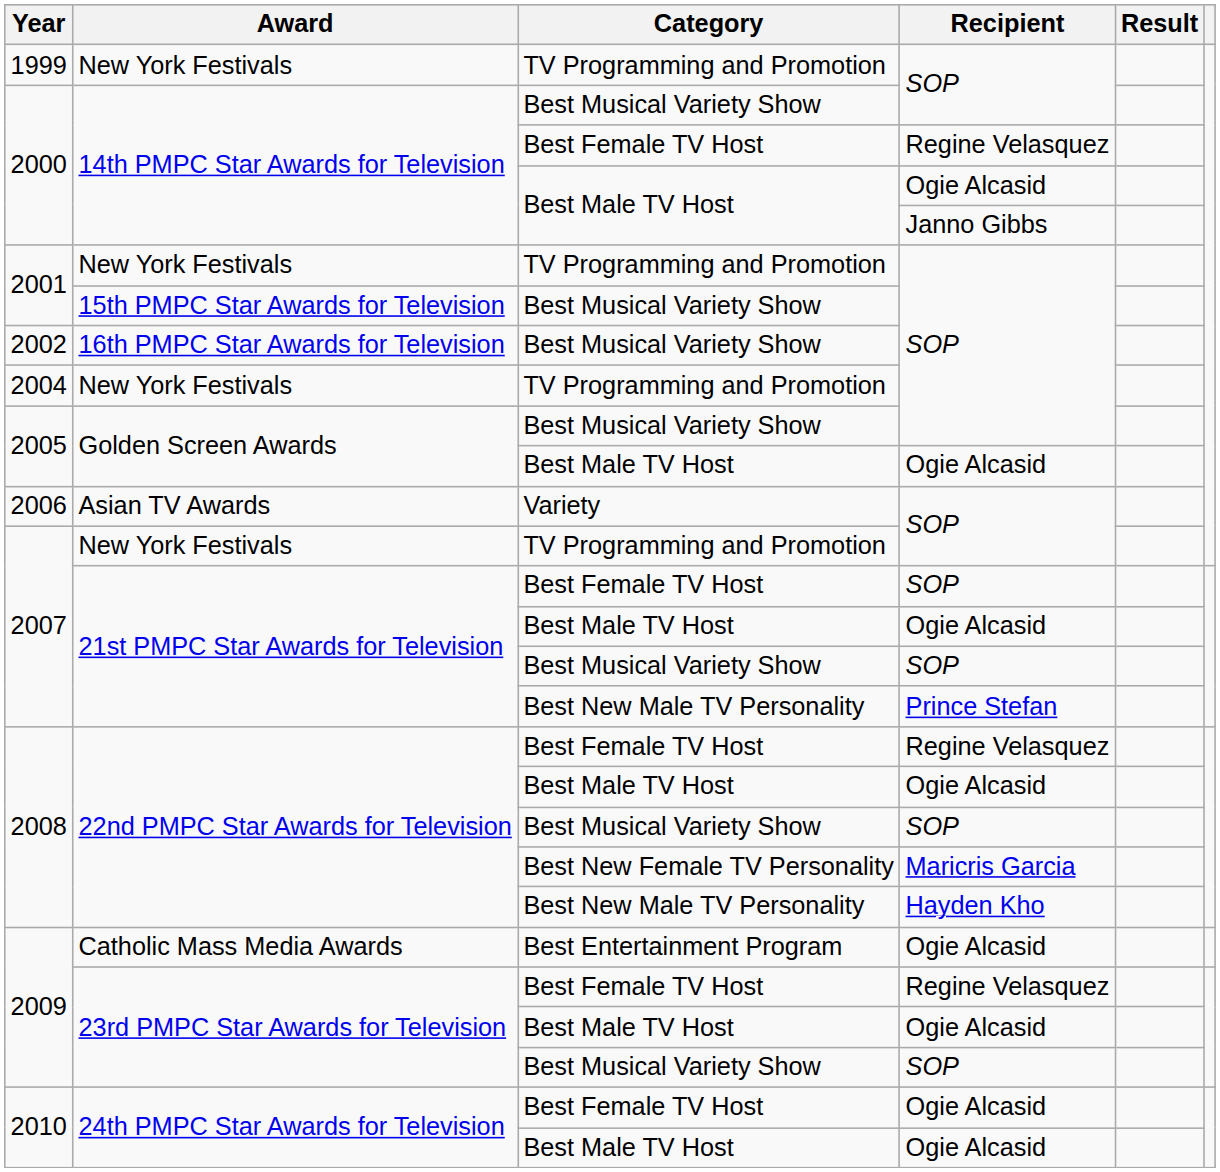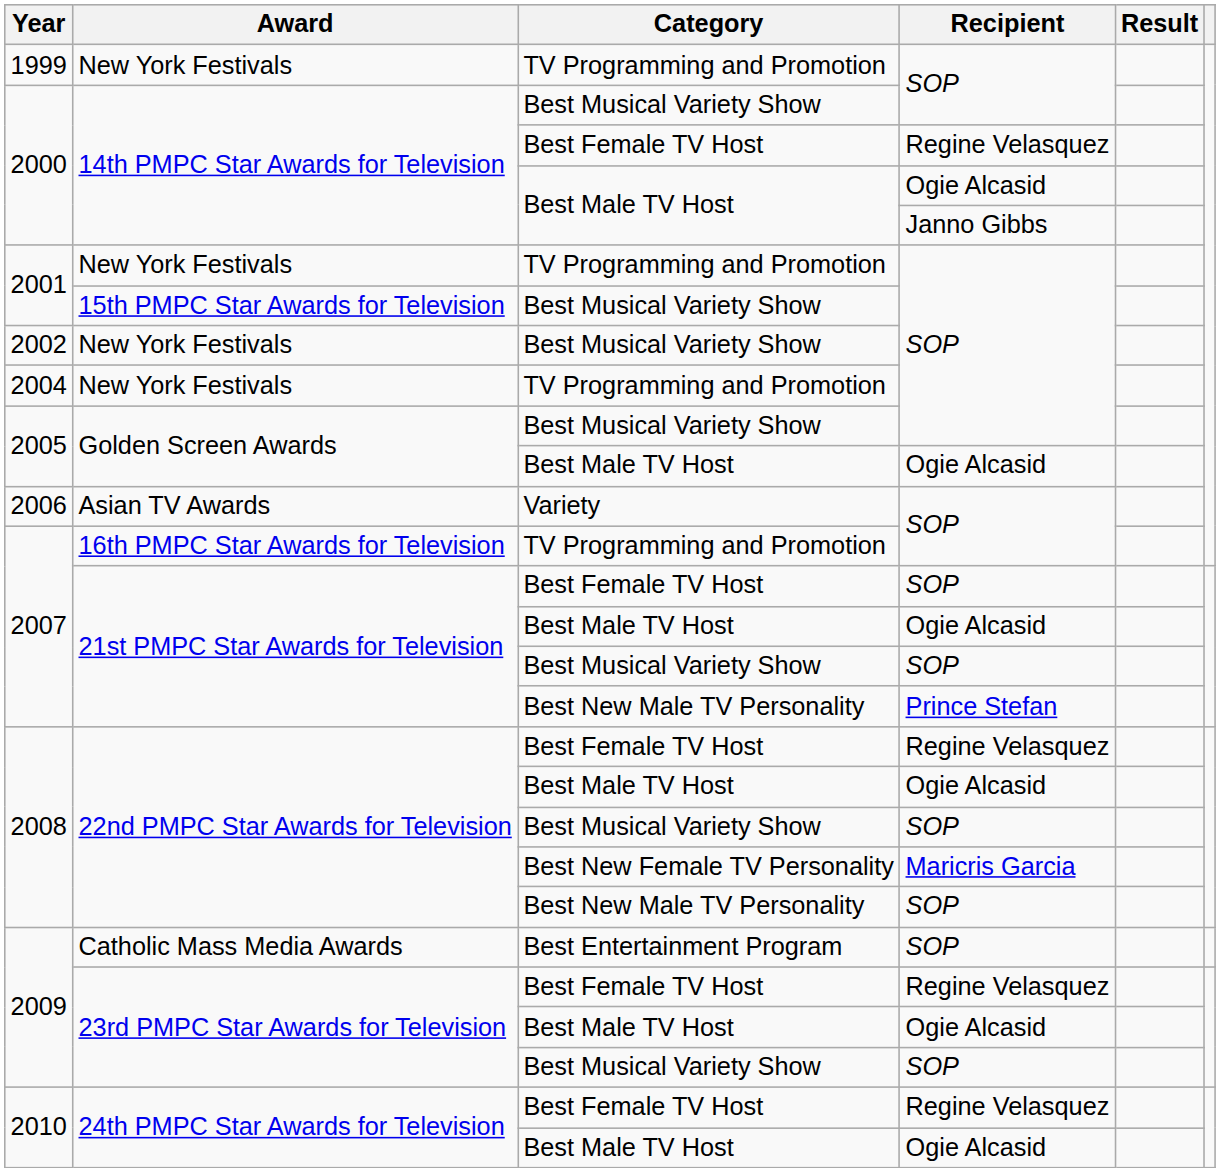(292, 345) 16th PMPC Star Awards for Television -> (185, 345) New York Festivals
(185, 545) New York Festivals -> (292, 545) 16th PMPC Star Awards for Television
(975, 906) Hayden Kho -> (932, 906) SOP
(976, 946) Ogie Alcasid -> (932, 946) SOP
(976, 1107) Ogie Alcasid -> (1007, 1107) Regine Velasquez
